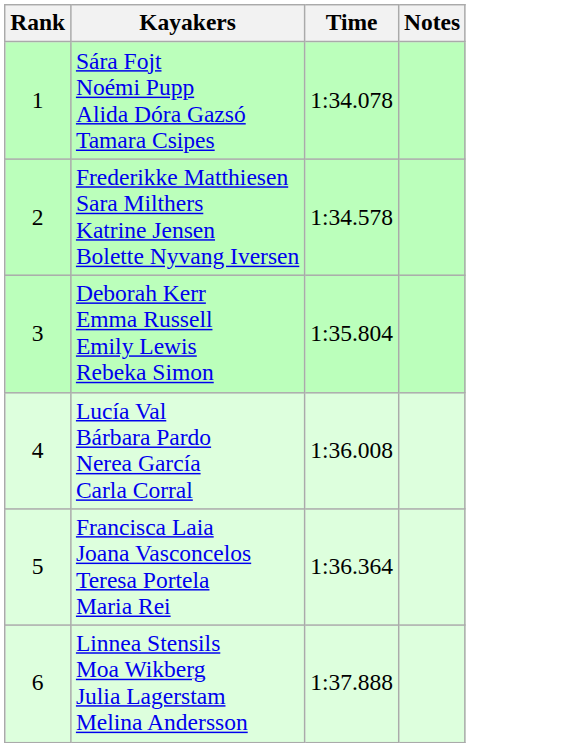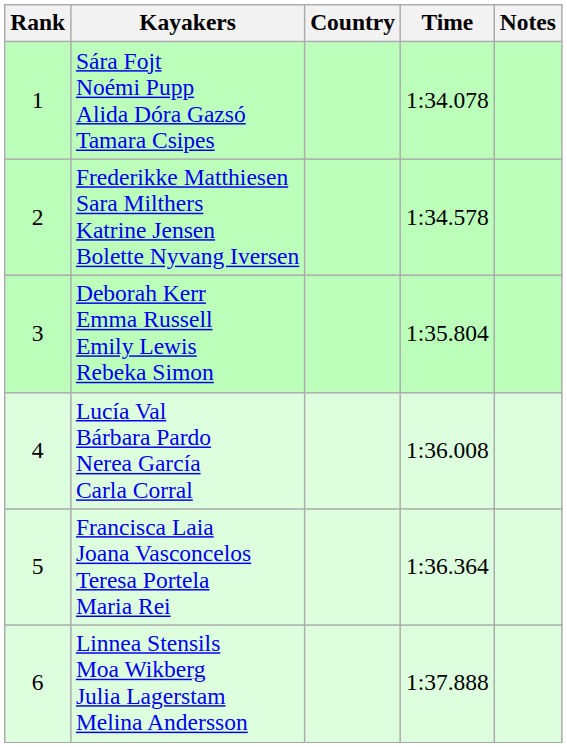+ column: (353, 23)
